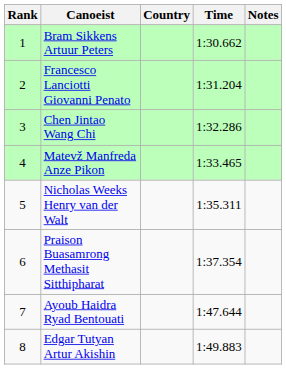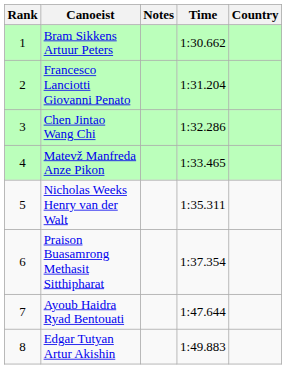columns swapped: (167, 14) <-> (263, 14)
